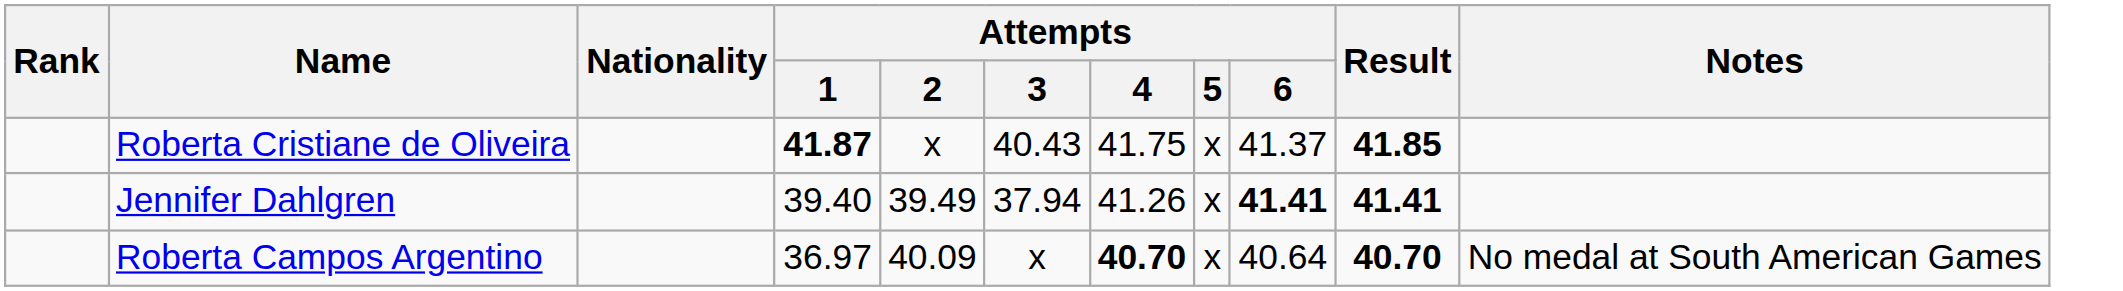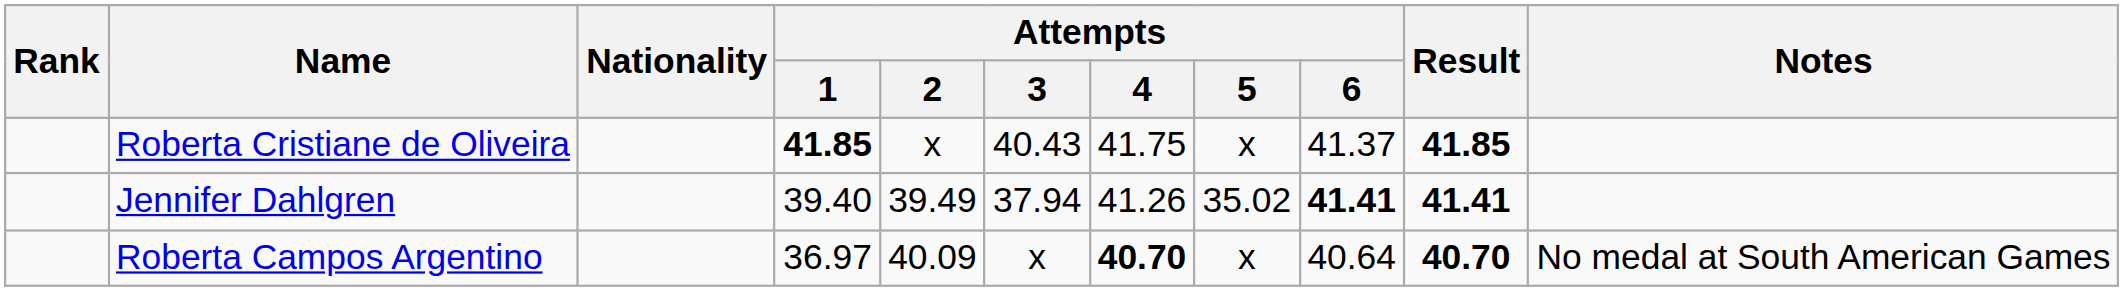(828, 144) 41.87 -> (828, 144) 41.85
(1212, 200) x -> (1247, 200) 35.02
